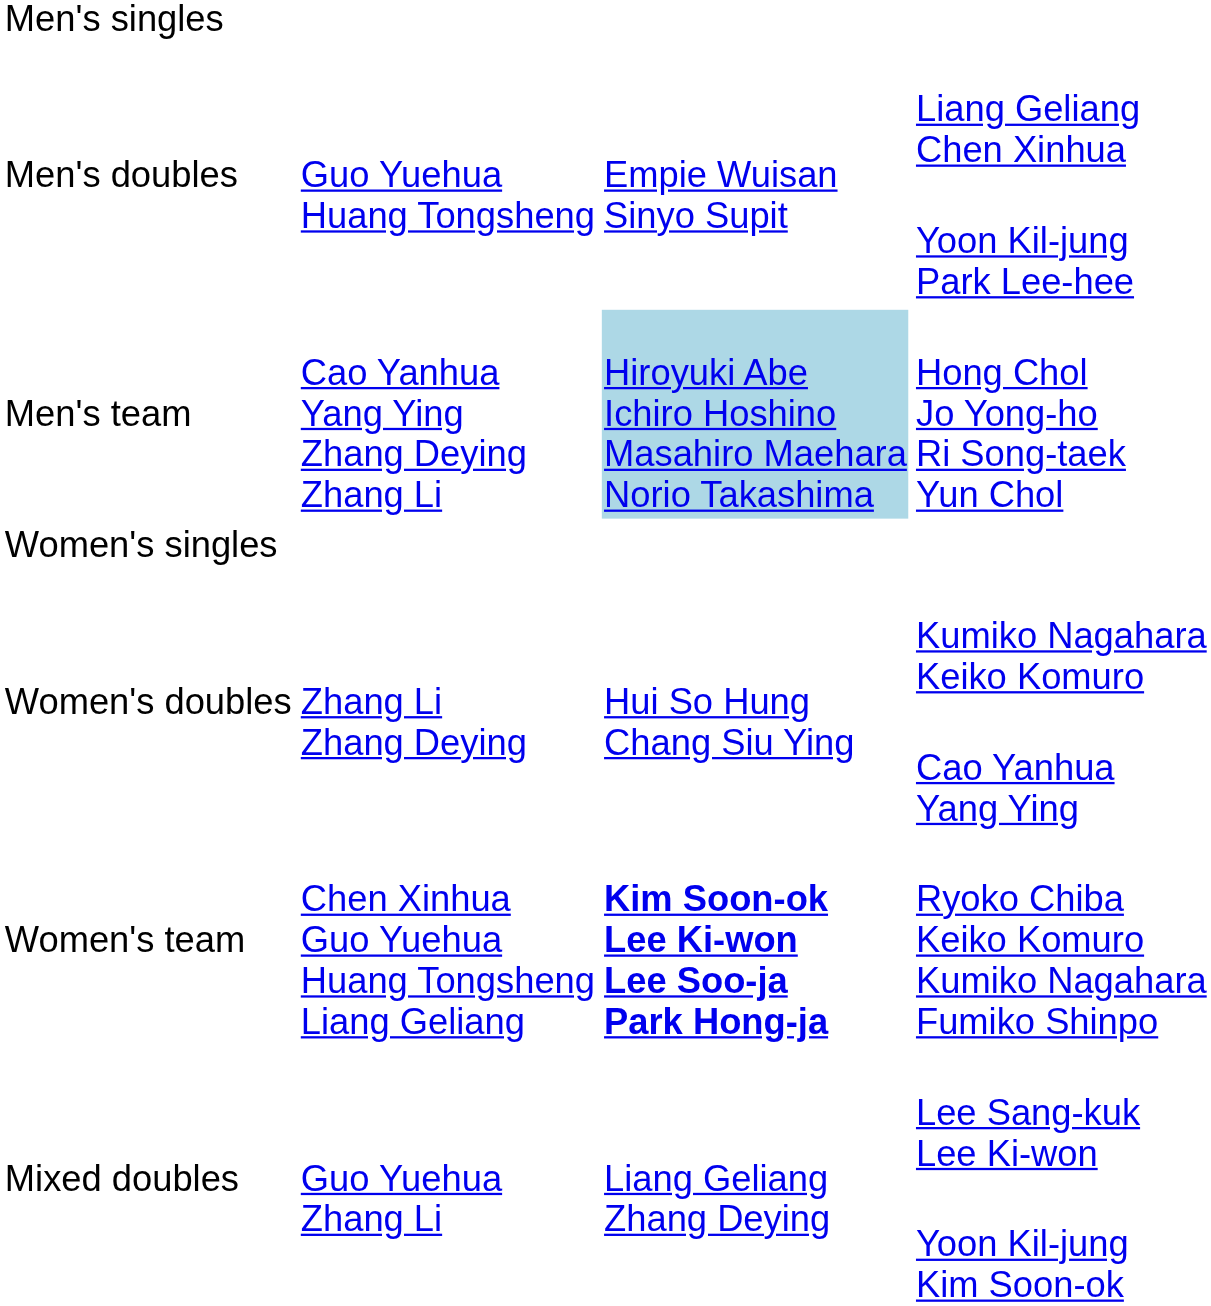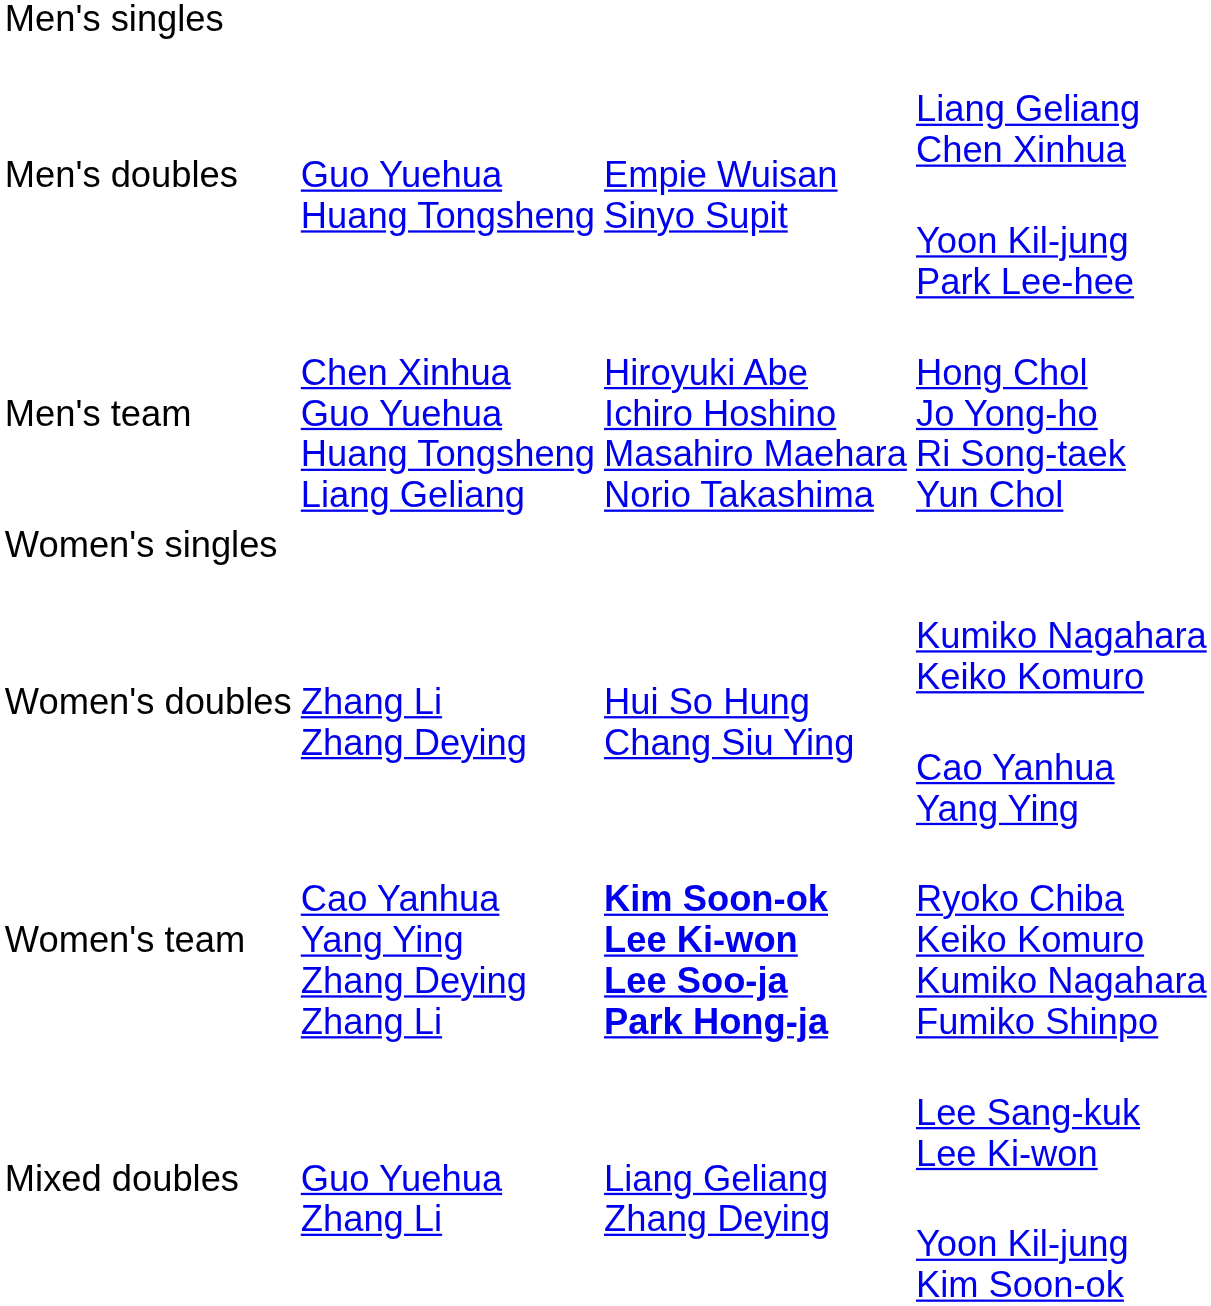(414, 434) Cao Yanhua Yang Ying Zhang Deying Zhang Li -> (448, 434) Chen Xinhua Guo Yuehua Huang Tongsheng Liang Geliang
(755, 434) lightblue background -> (755, 434) no background
(448, 960) Chen Xinhua Guo Yuehua Huang Tongsheng Liang Geliang -> (414, 960) Cao Yanhua Yang Ying Zhang Deying Zhang Li
